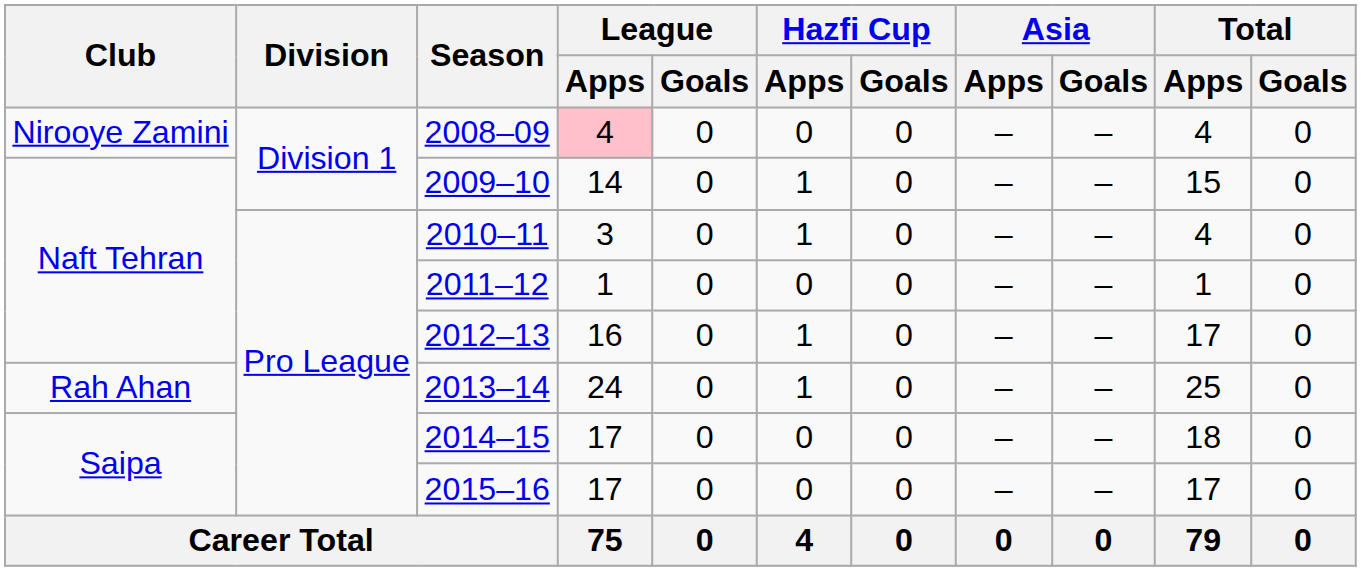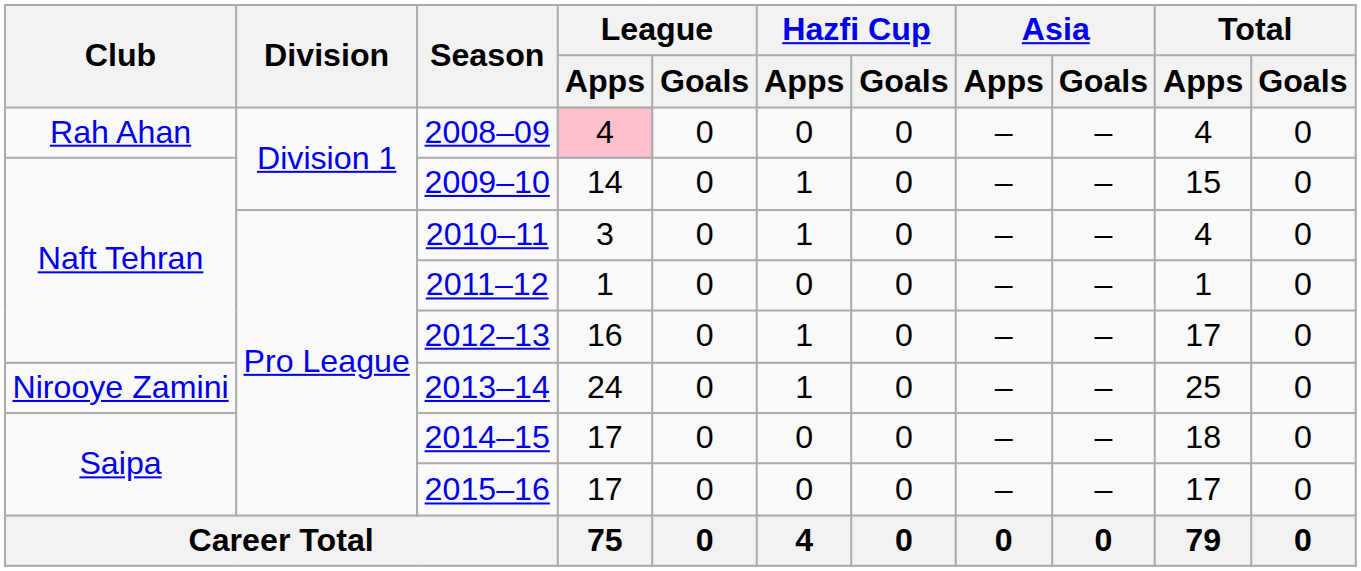(121, 132) Nirooye Zamini -> (121, 132) Rah Ahan
(121, 387) Rah Ahan -> (121, 387) Nirooye Zamini
